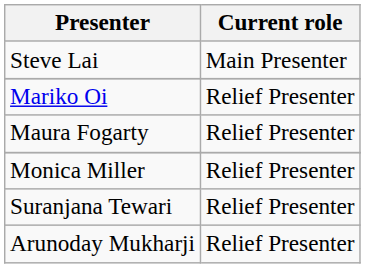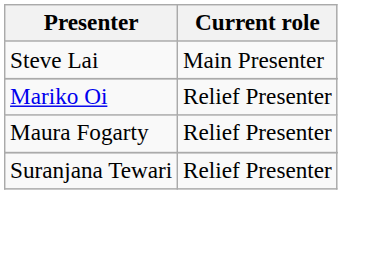- row: (77, 170)
- row: (103, 243)
